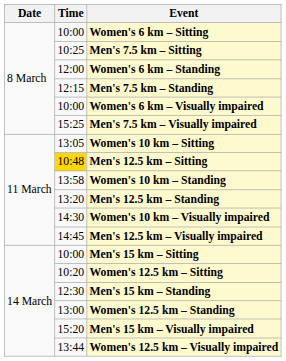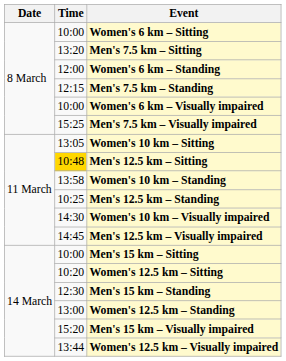(71, 50) 10:25 -> (71, 50) 13:20
(71, 198) 13:20 -> (71, 198) 10:25
